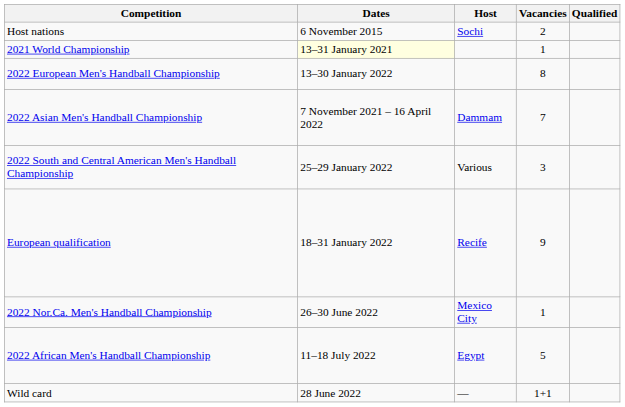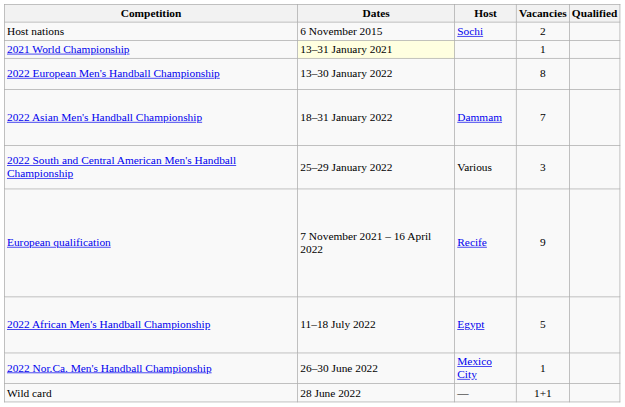(366, 117) 7 November 2021 – 16 April 2022 -> (346, 117) 18–31 January 2022
(346, 243) 18–31 January 2022 -> (366, 243) 7 November 2021 – 16 April 2022
rows swapped: (109, 312) <-> (109, 355)
